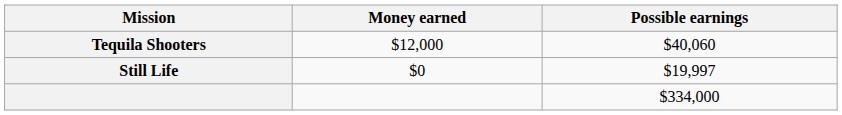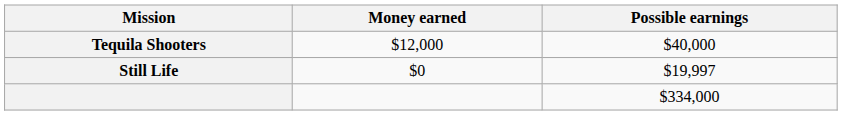(689, 44) $40,060 -> (689, 44) $40,000
